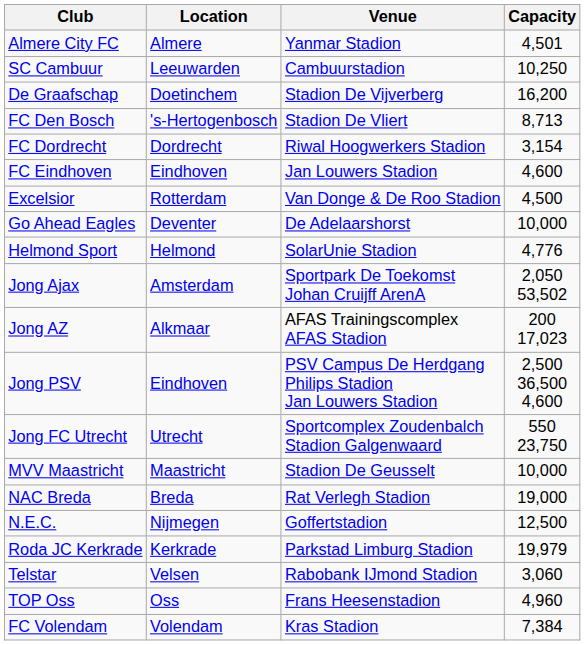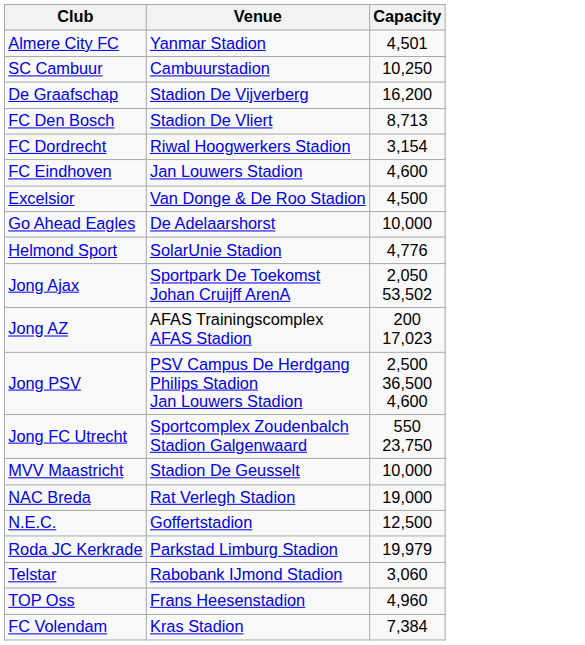- column: (214, 17)
